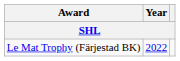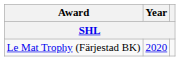(156, 47) 2022 -> (156, 47) 2020
